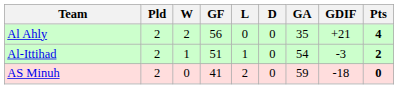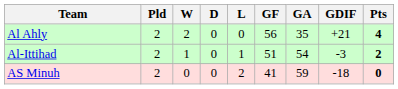columns swapped: (272, 14) <-> (216, 14)
